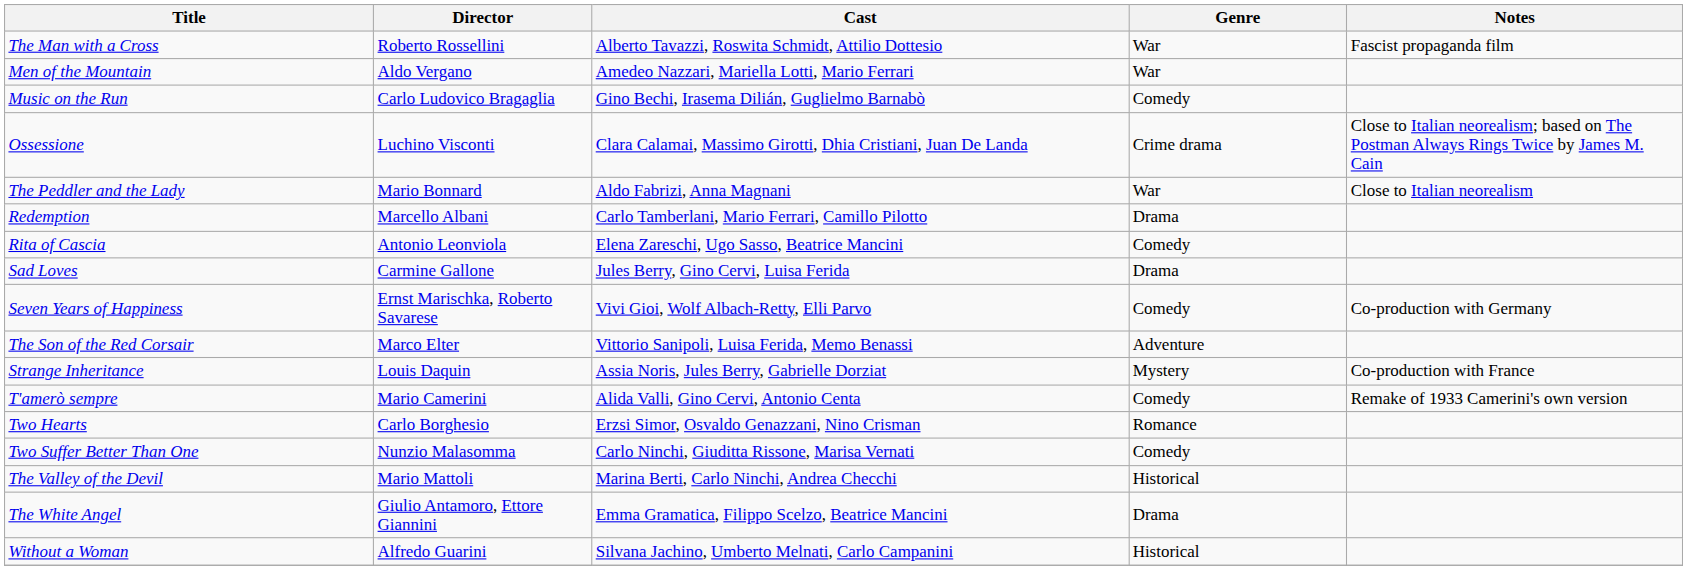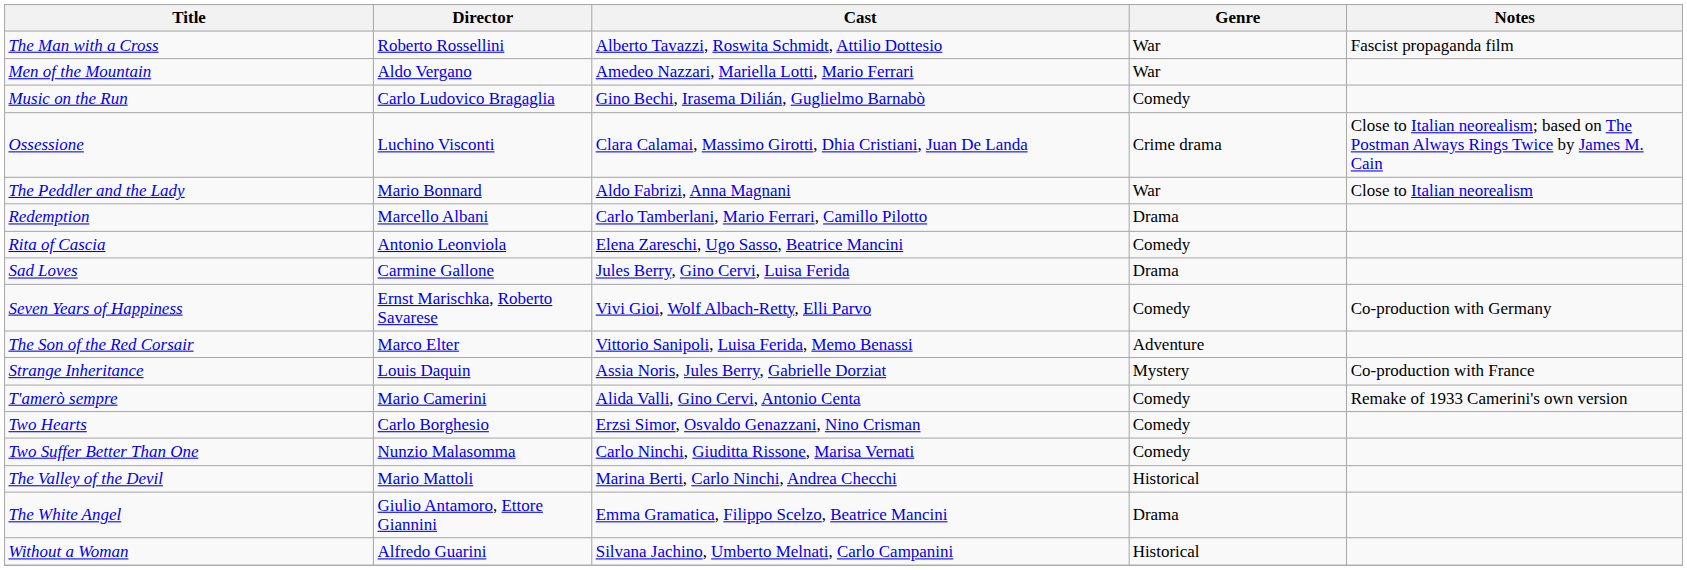(1165, 424) Romance -> (1161, 424) Comedy
